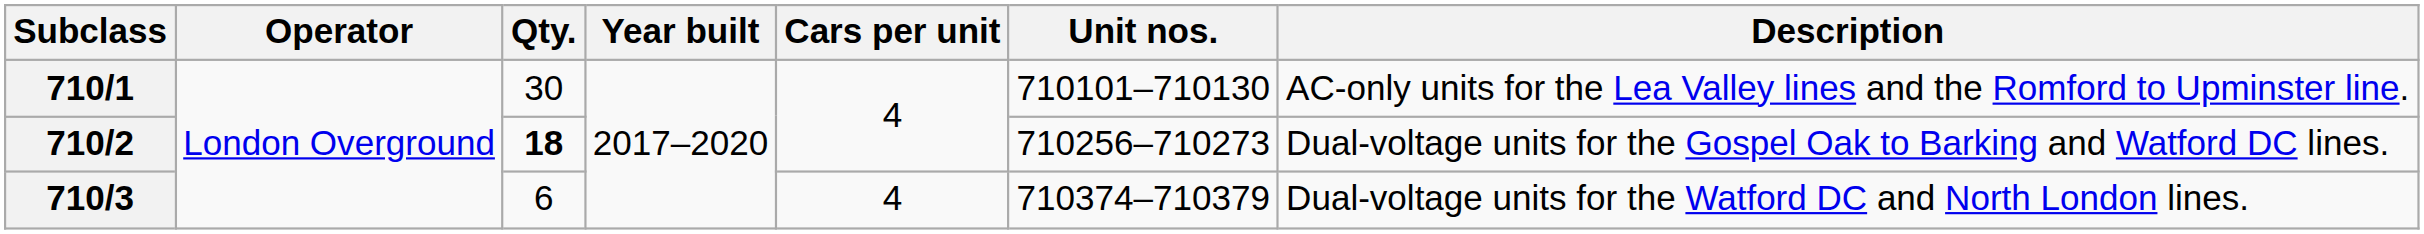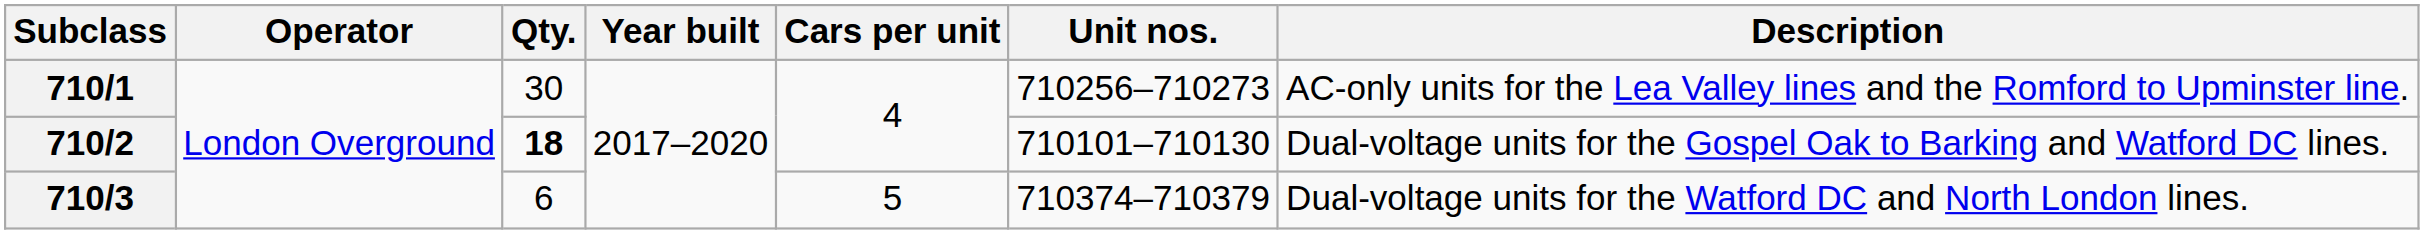(1143, 87) 710101–710130 -> (1143, 87) 710256–710273
(1143, 143) 710256–710273 -> (1143, 143) 710101–710130
(892, 198) 4 -> (892, 198) 5
